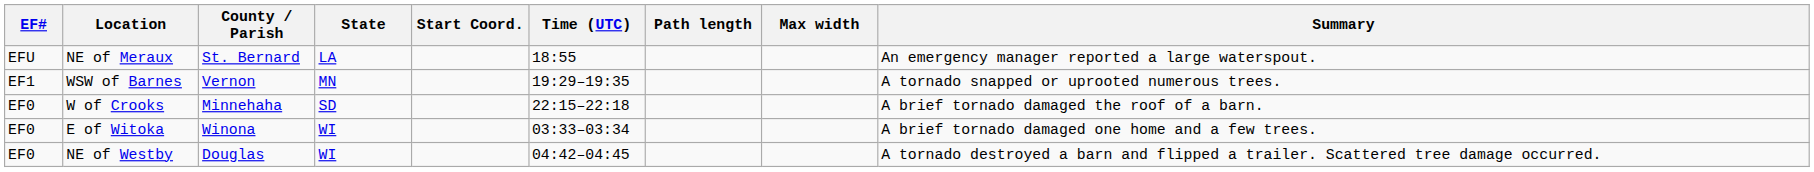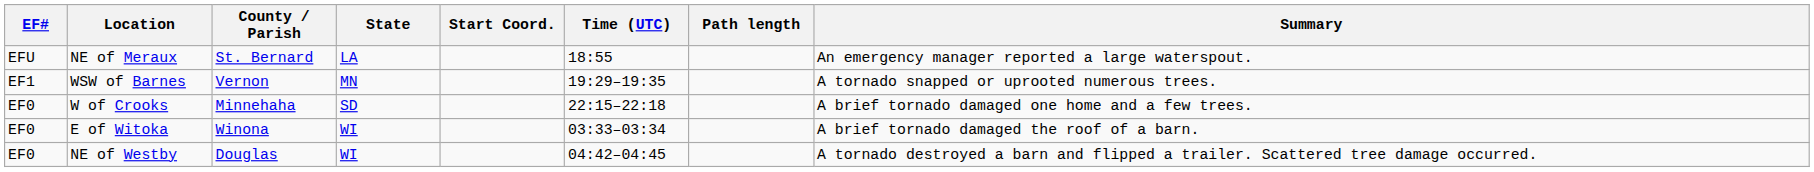- column: (819, 25)
(1072, 106) A brief tornado damaged the roof of a barn. -> (1035, 106) A brief tornado damaged one home and a few trees.
(1099, 130) A brief tornado damaged one home and a few trees. -> (1008, 130) A brief tornado damaged the roof of a barn.
